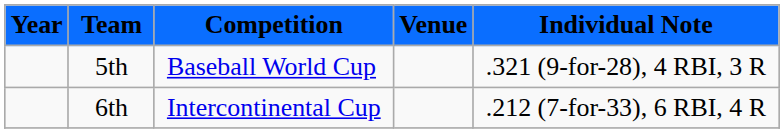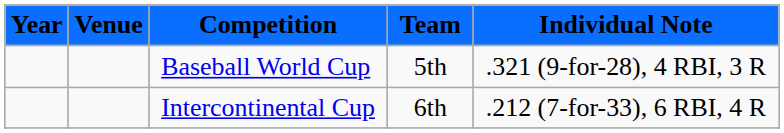columns swapped: (433, 25) <-> (112, 25)
